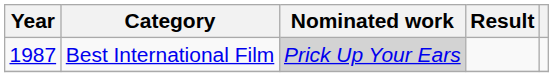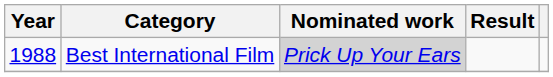(33, 54) 1987 -> (33, 54) 1988
